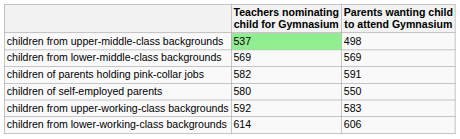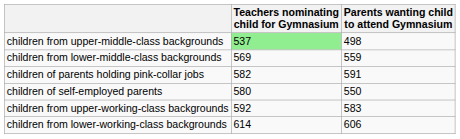(353, 58) 569 -> (353, 58) 559
